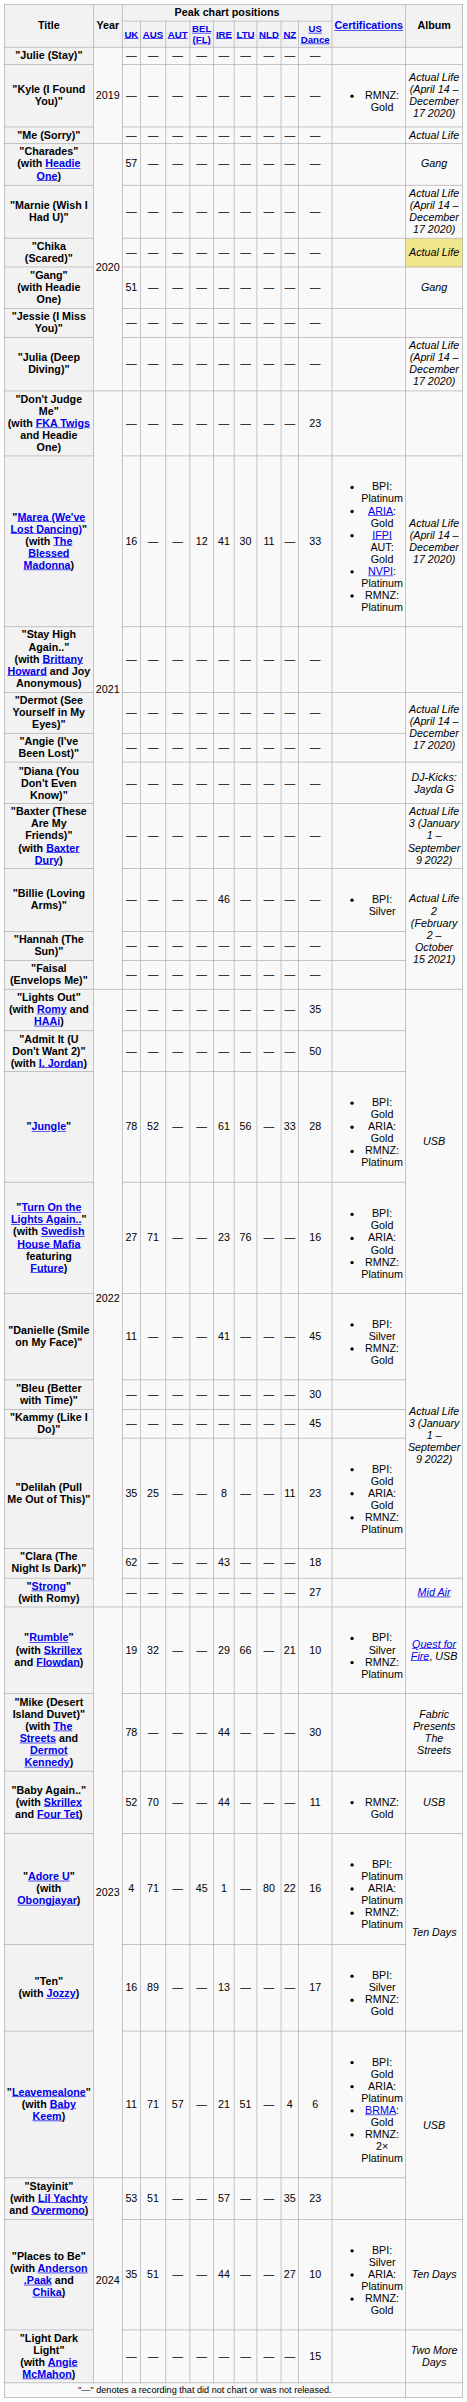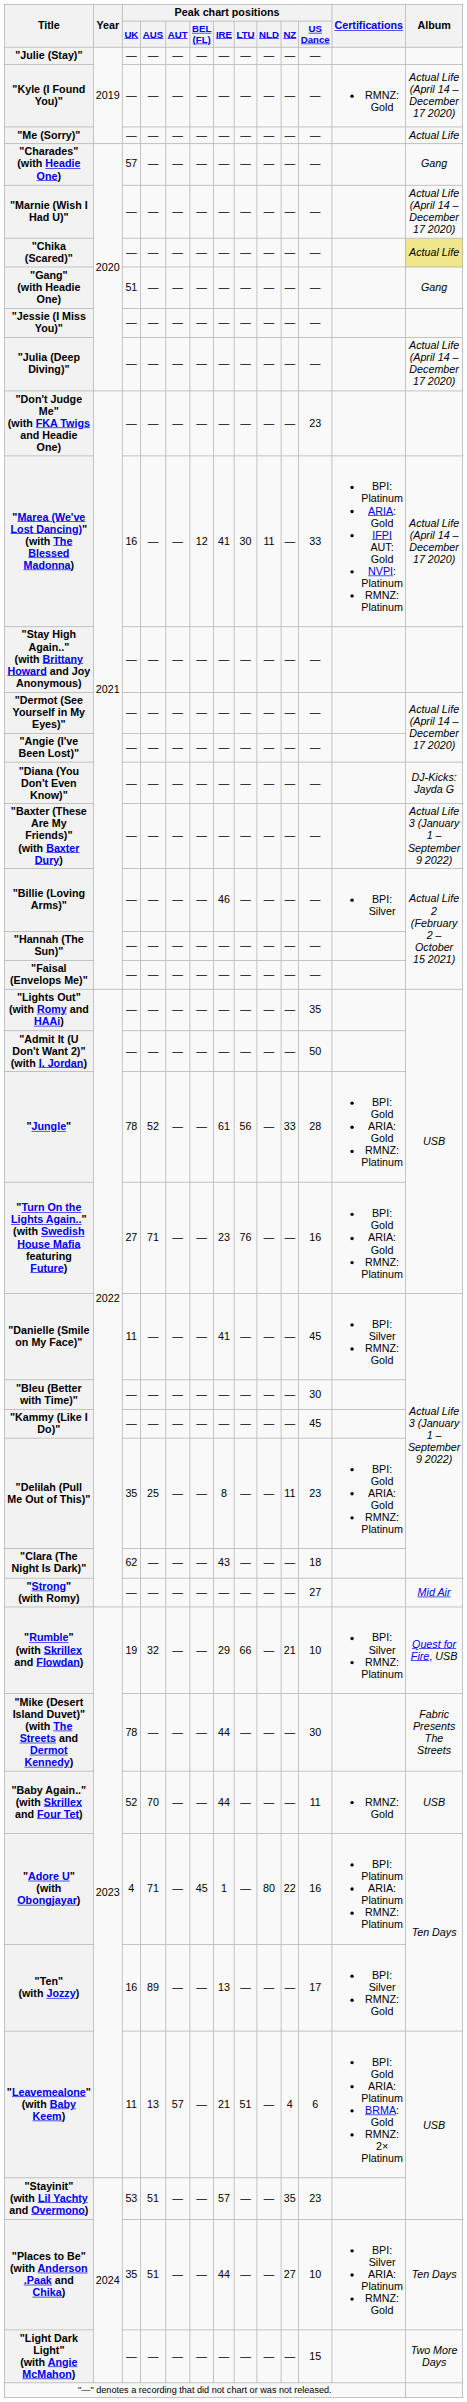(153, 2104) 71 -> (153, 2104) 13
